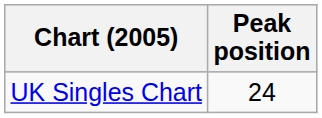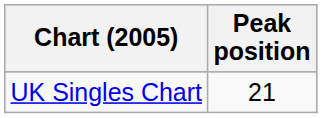(262, 91) 24 -> (262, 91) 21
